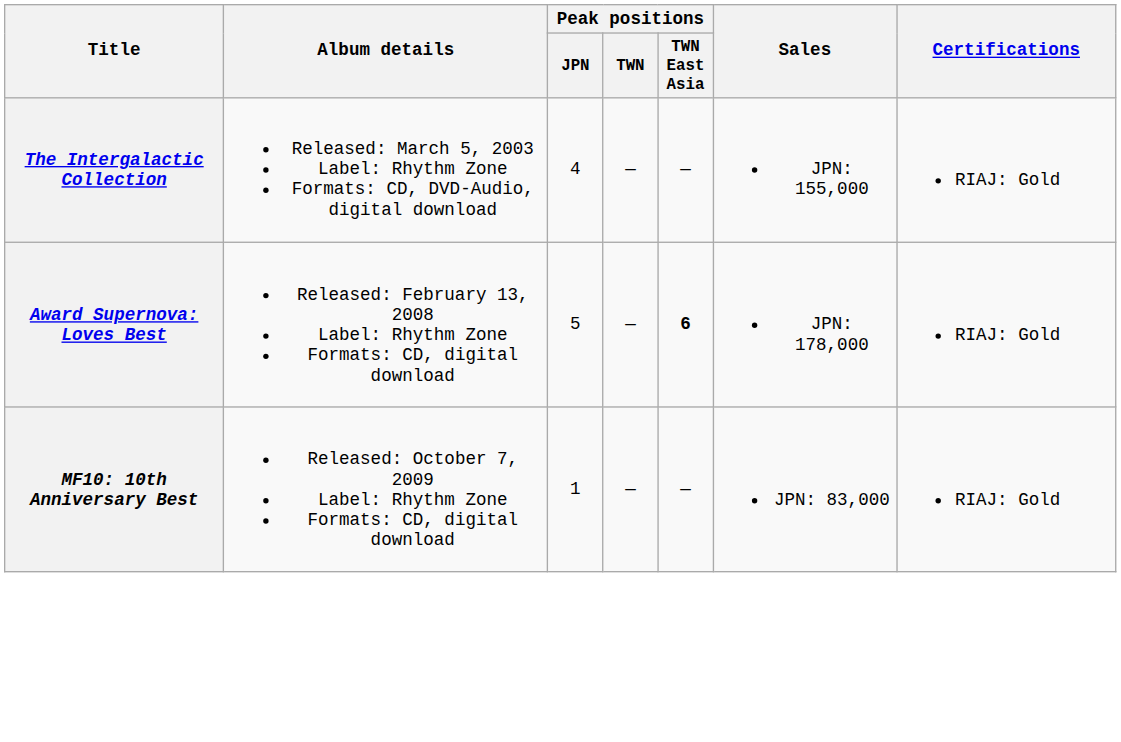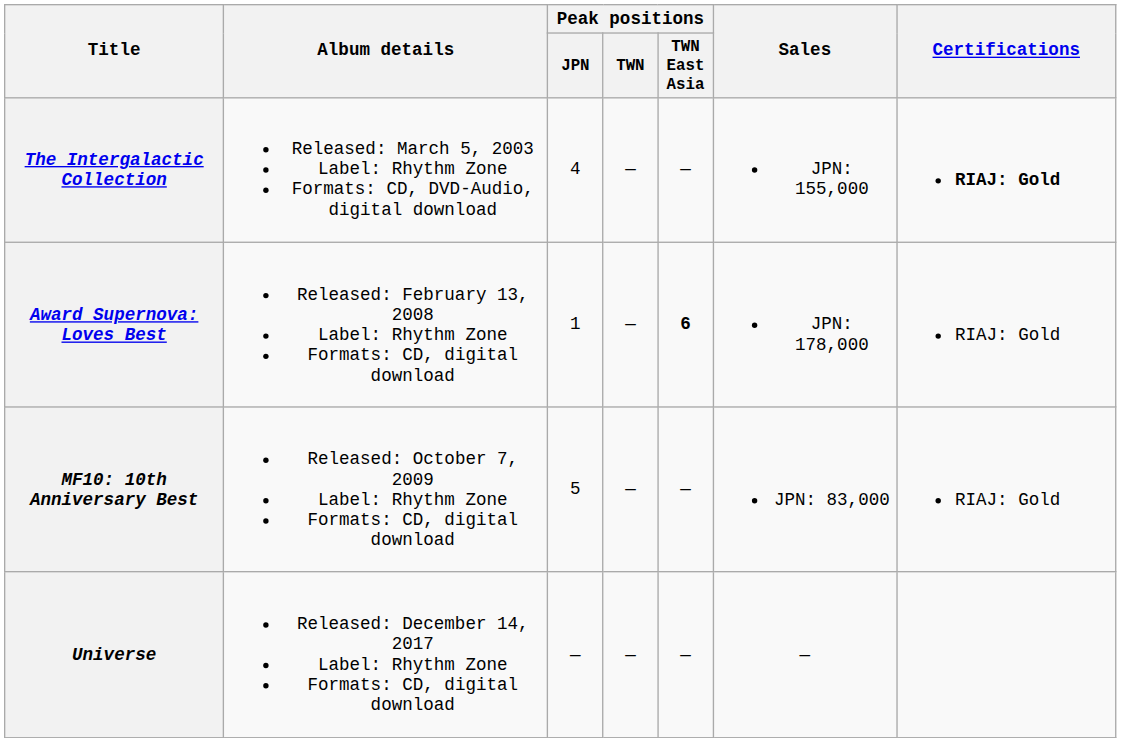(1006, 180) normal -> (1006, 180) bold
(575, 325) 5 -> (575, 325) 1
(575, 490) 1 -> (575, 490) 5
+ row: (114, 655)
